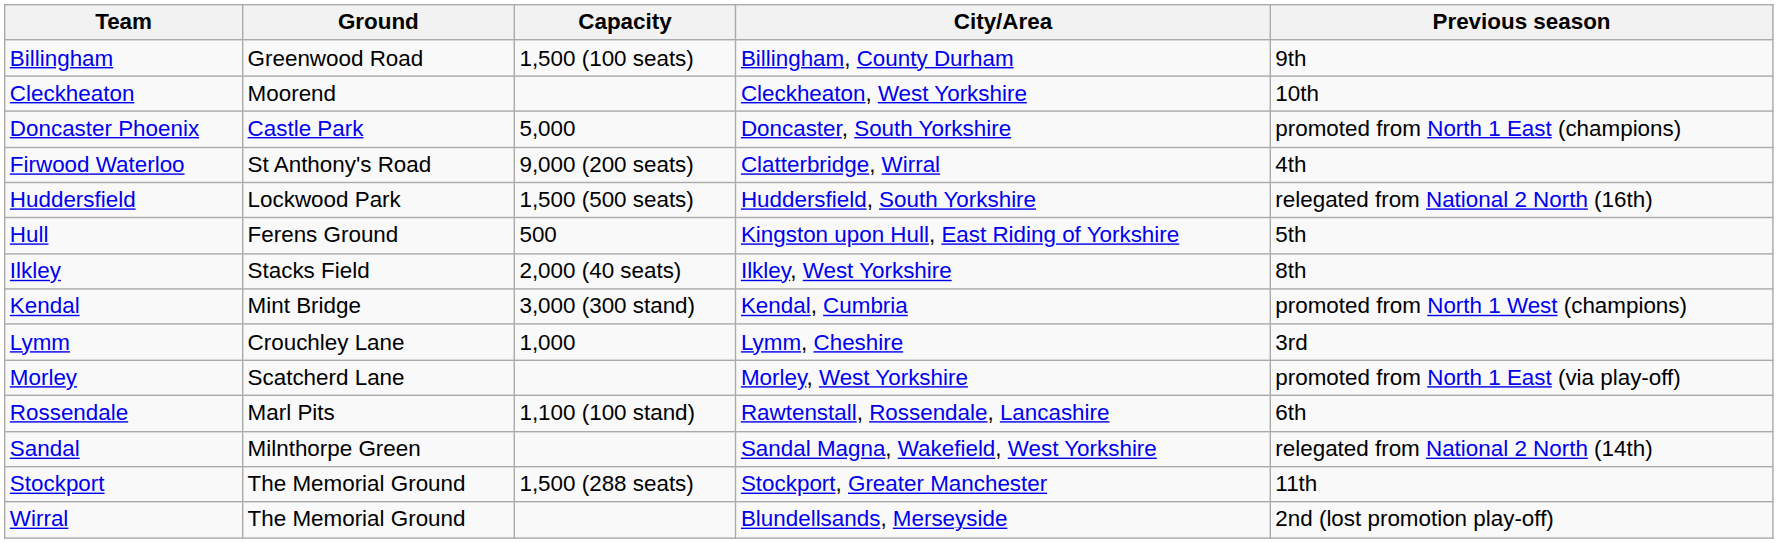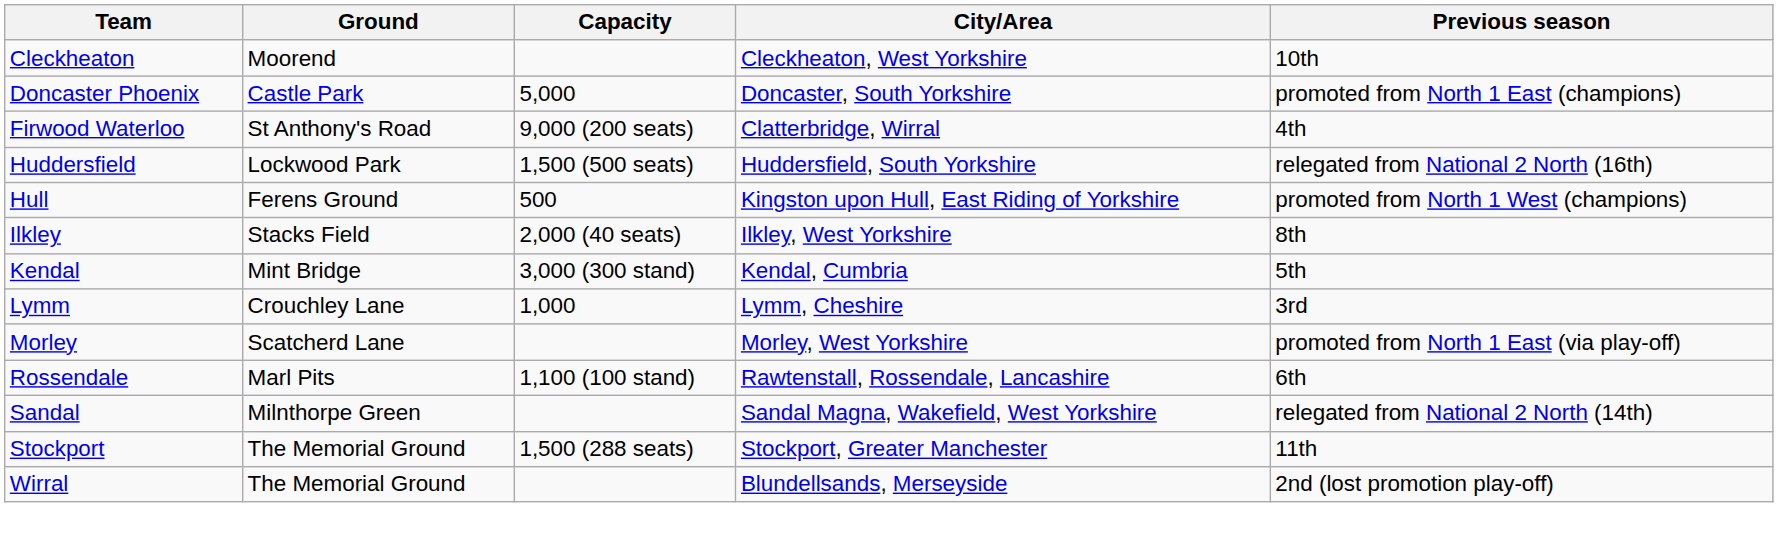- row: (62, 57)
(1291, 235) 5th -> (1481, 199) promoted from North 1 West (champions)
(1481, 306) promoted from North 1 West (champions) -> (1291, 270) 5th
